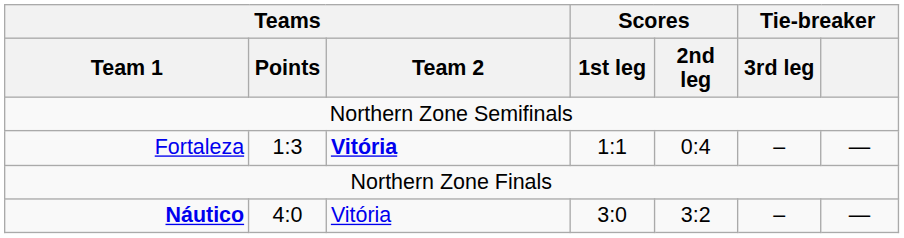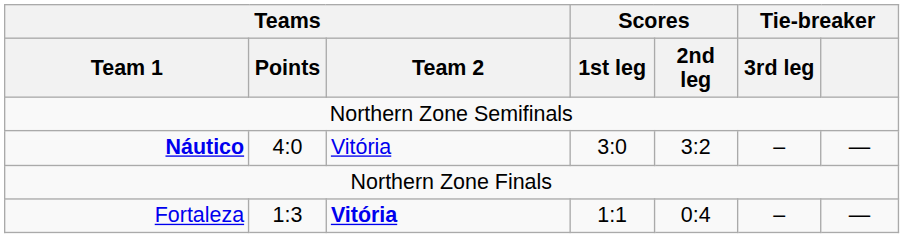rows swapped: (199, 147) <-> (205, 215)
